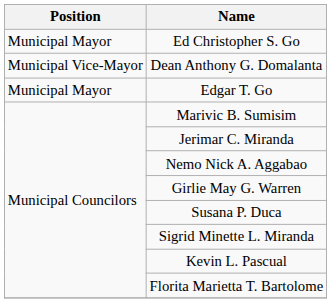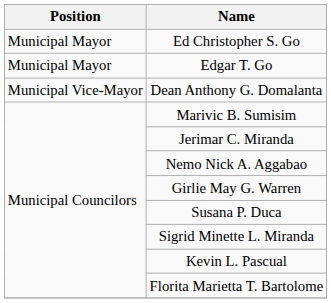rows swapped: (236, 90) <-> (236, 65)
